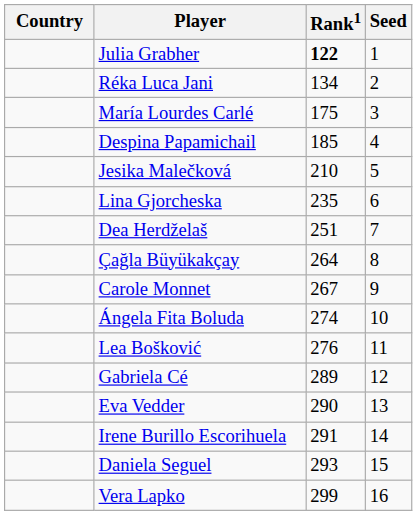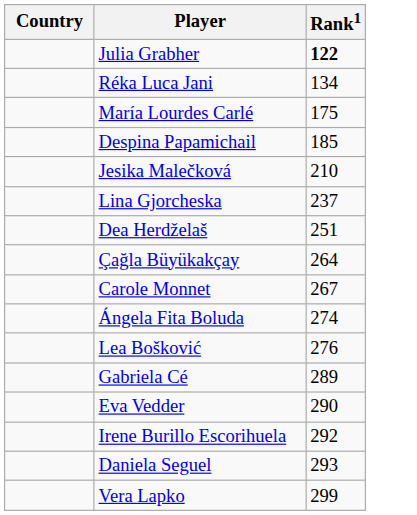- column: (388, 21)
(324, 200) 235 -> (324, 200) 237
(324, 436) 291 -> (324, 436) 292
